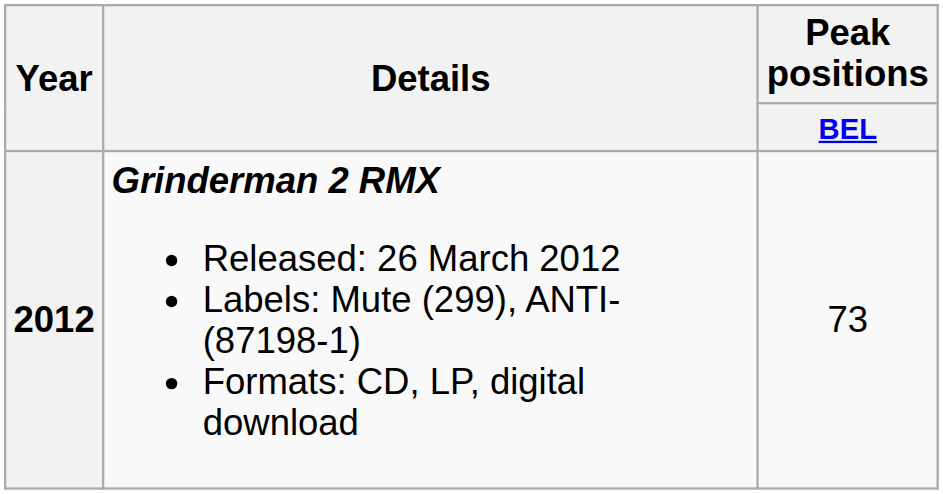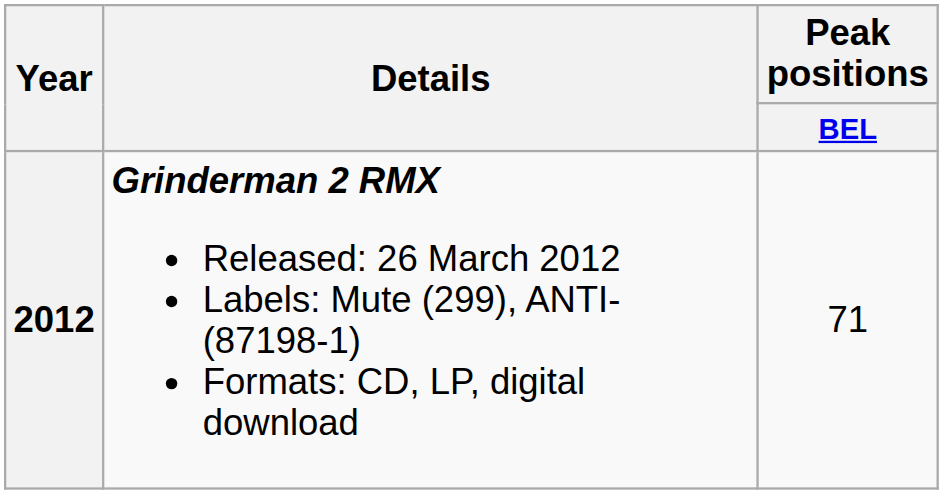(848, 319) 73 -> (848, 319) 71
